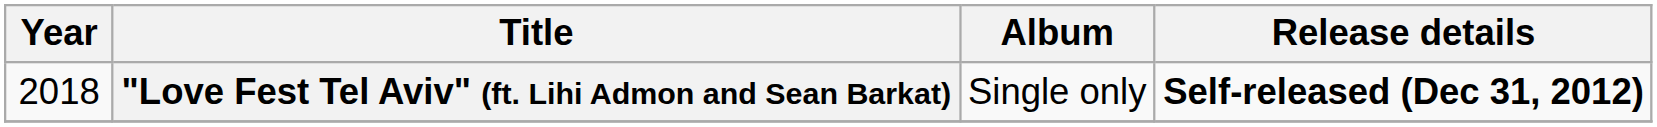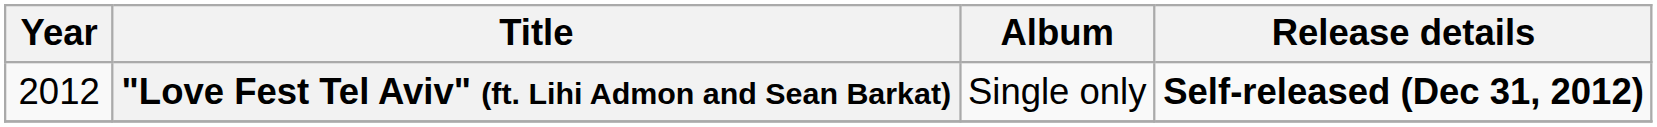(59, 91) 2018 -> (59, 91) 2012
